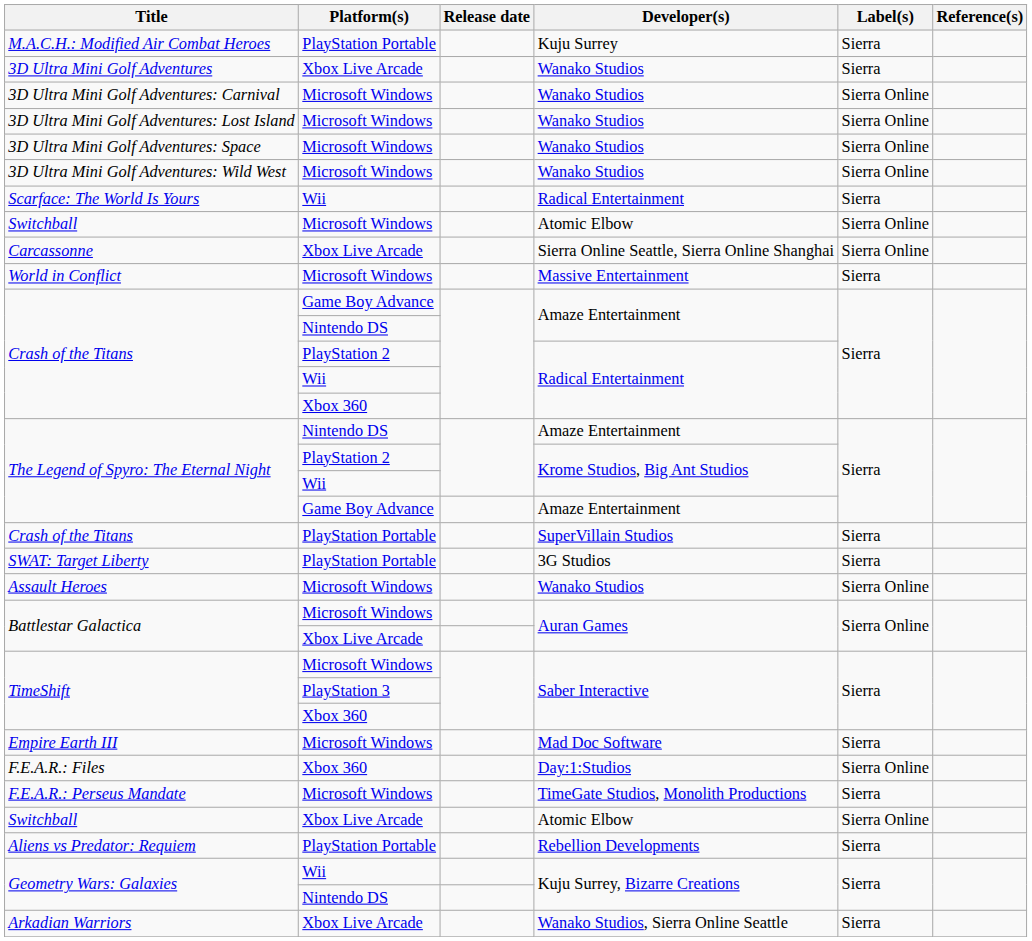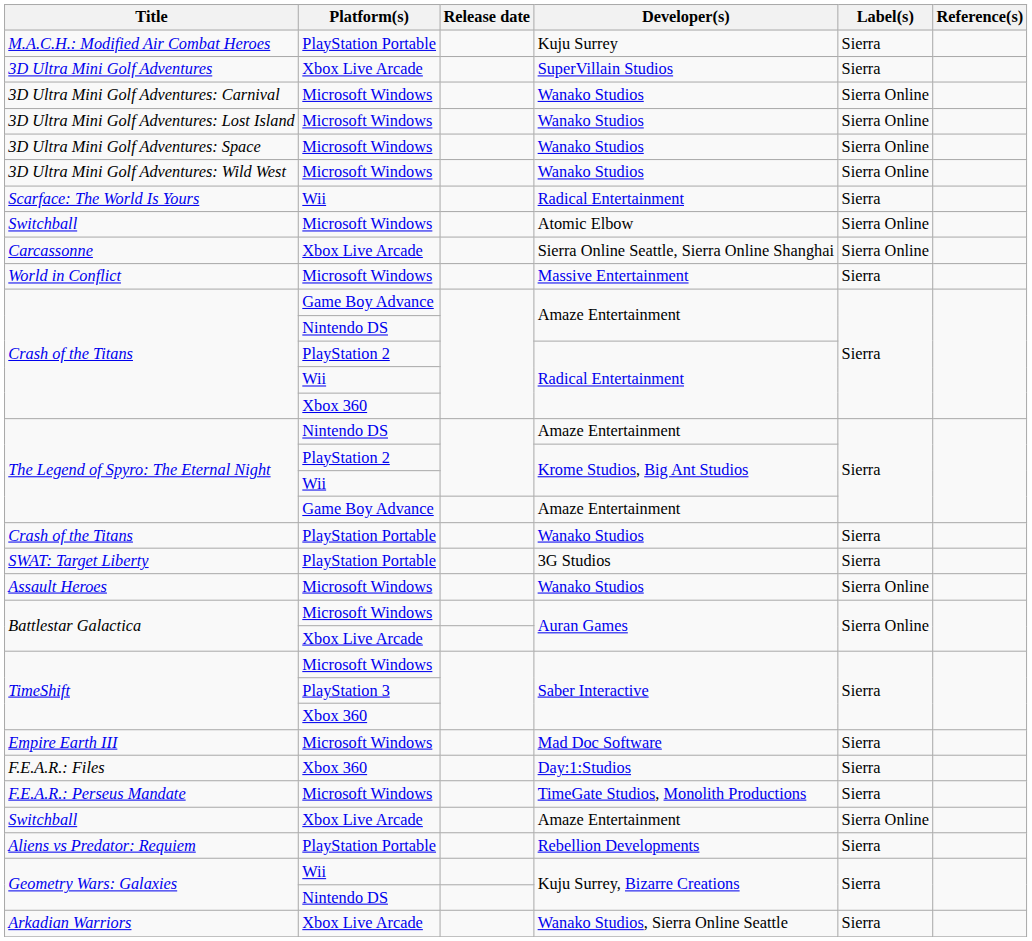(591, 69) Wanako Studios -> (605, 69) SuperVillain Studios
(605, 535) SuperVillain Studios -> (591, 535) Wanako Studios
(885, 768) Sierra Online -> (861, 768) Sierra
(585, 819) Atomic Elbow -> (609, 819) Amaze Entertainment
